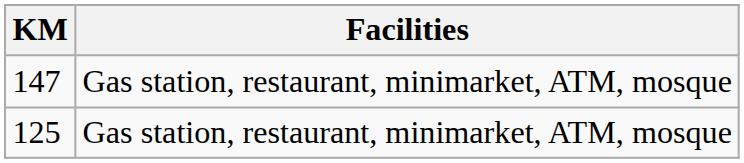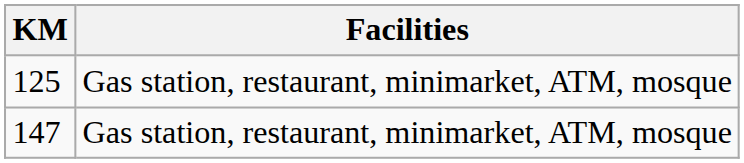rows swapped: (37, 132) <-> (37, 81)
